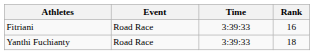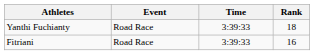rows swapped: (20, 27) <-> (38, 42)
